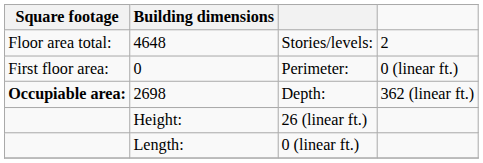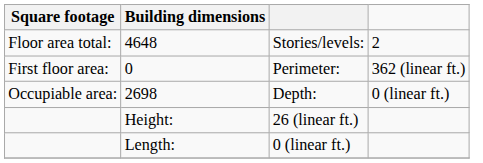(419, 68) 0 (linear ft.) -> (419, 68) 362 (linear ft.)
(67, 94) bold -> (63, 94) normal
(427, 94) 362 (linear ft.) -> (411, 94) 0 (linear ft.)
